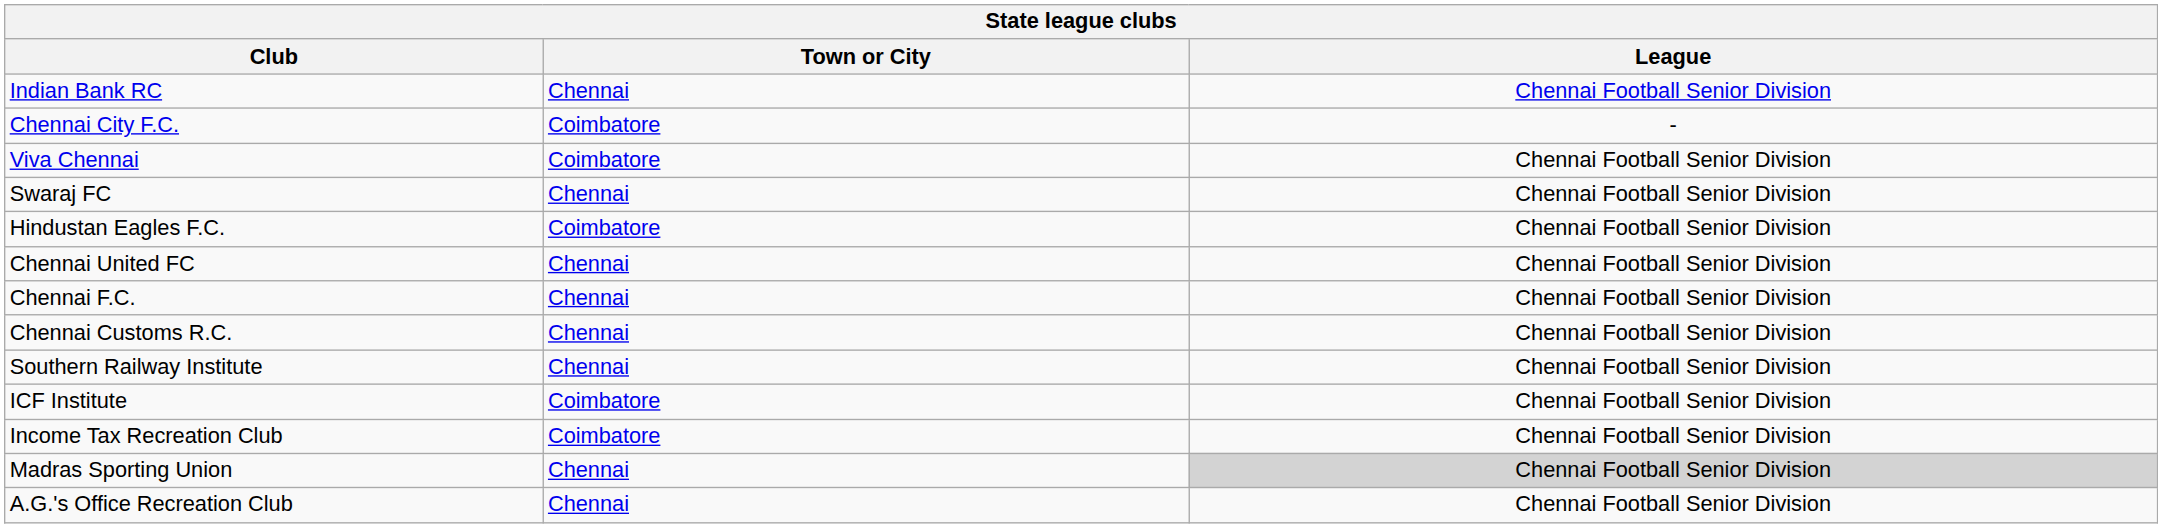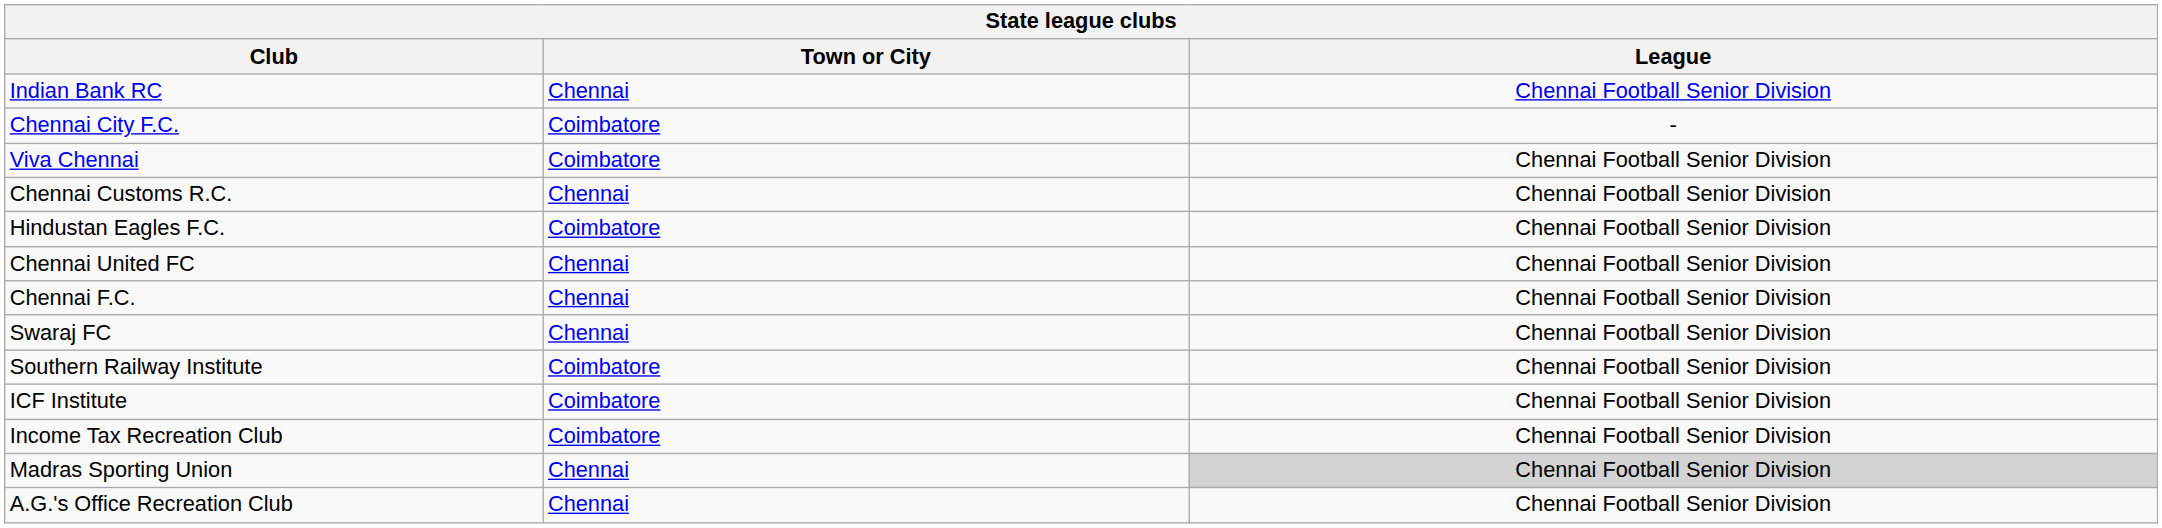rows swapped: (60, 194) <-> (121, 332)
(588, 366) Chennai -> (604, 366) Coimbatore
